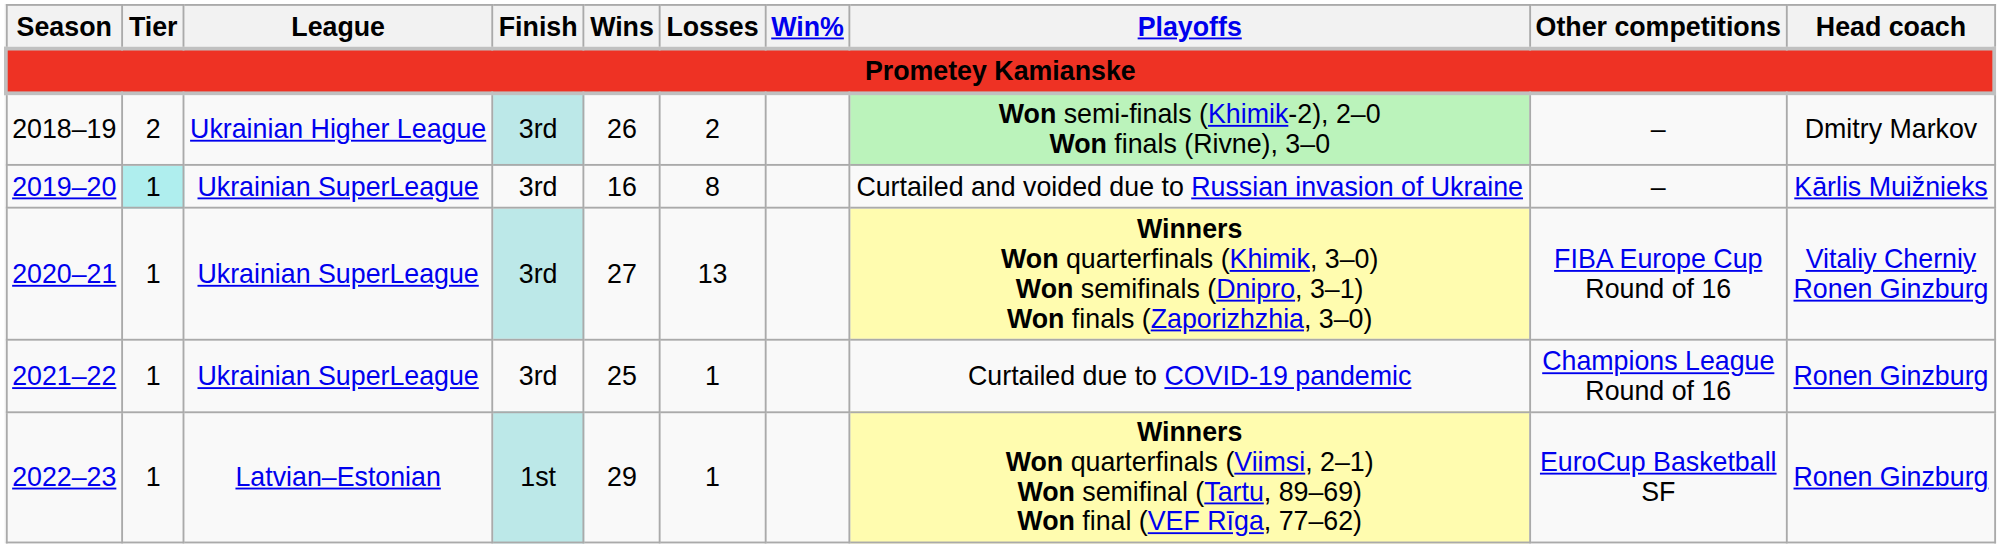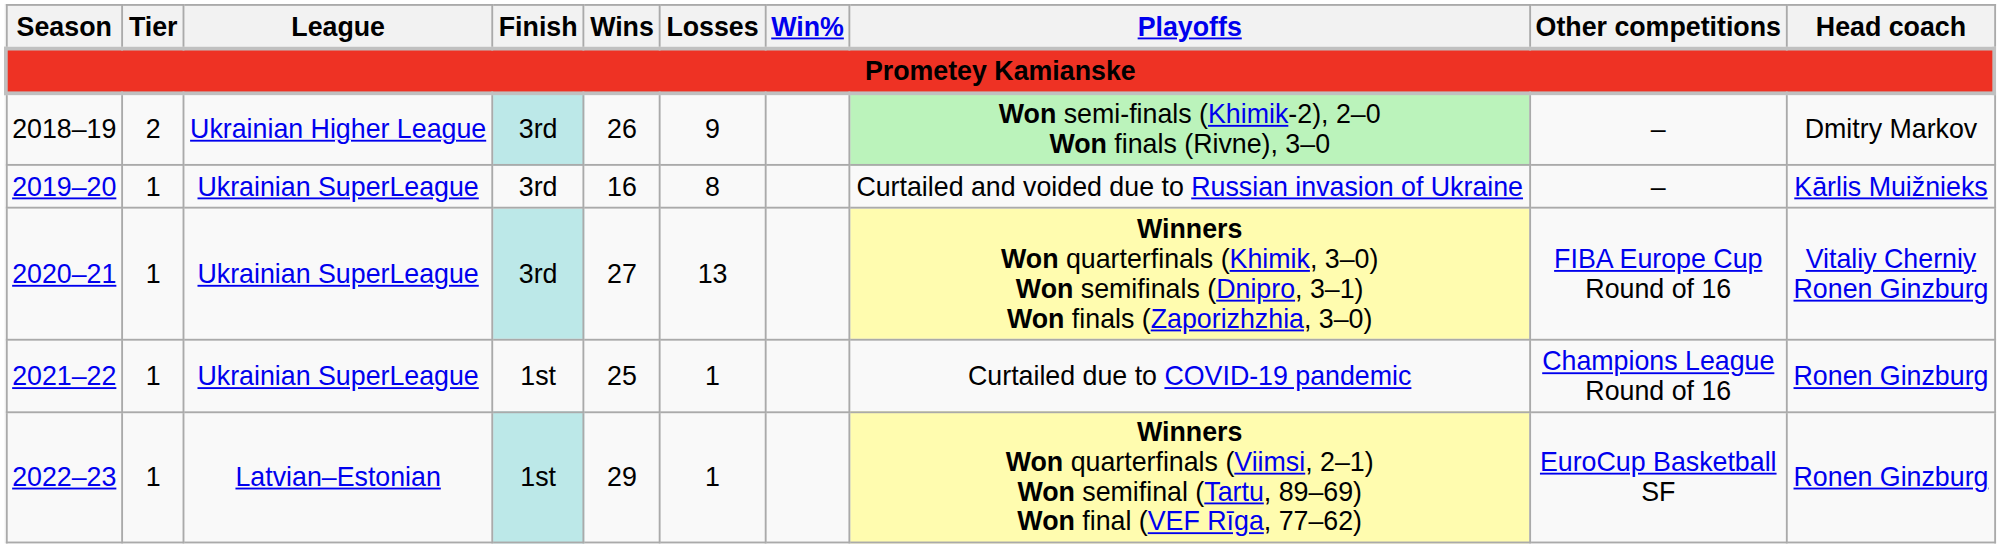(713, 130) 2 -> (713, 130) 9
(153, 187) paleturquoise background -> (153, 187) no background
(538, 376) 3rd -> (538, 376) 1st
